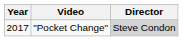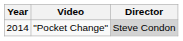(18, 28) 2017 -> (18, 28) 2014
